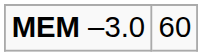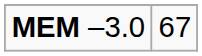(175, 27) 60 -> (175, 27) 67
